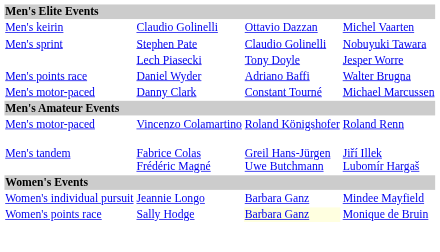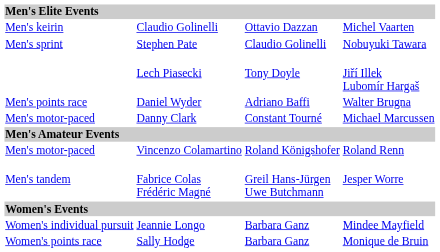(373, 60) Jesper Worre -> (381, 79) Jiří Illek Lubomír Hargaš
(381, 160) Jiří Illek Lubomír Hargaš -> (373, 179) Jesper Worre
(277, 214) lightyellow background -> (277, 241) no background
